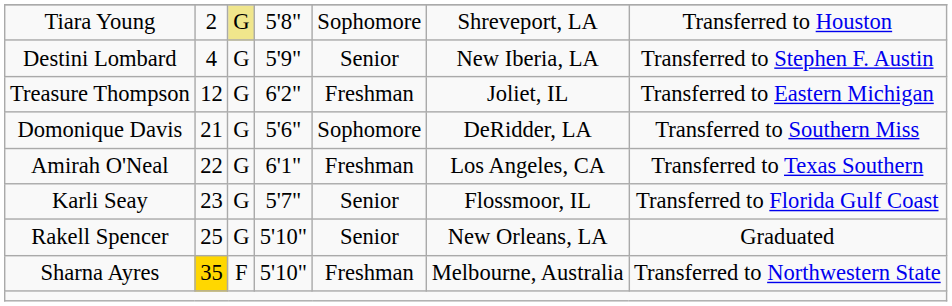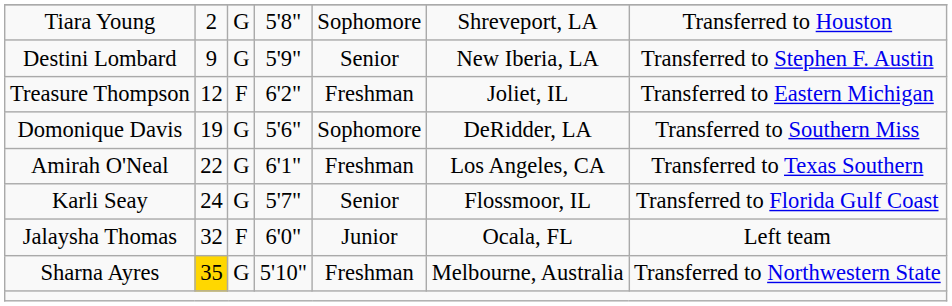(241, 22) khaki background -> (241, 22) no background
(211, 58) 4 -> (211, 58) 9
(241, 93) G -> (241, 93) F
(211, 129) 21 -> (211, 129) 19
(211, 201) 23 -> (211, 201) 24
- row: (100, 237)
+ row: (100, 237)
(241, 272) F -> (241, 272) G
